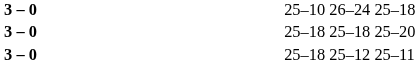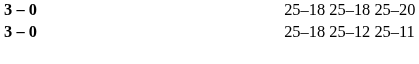- row: (350, 9)
